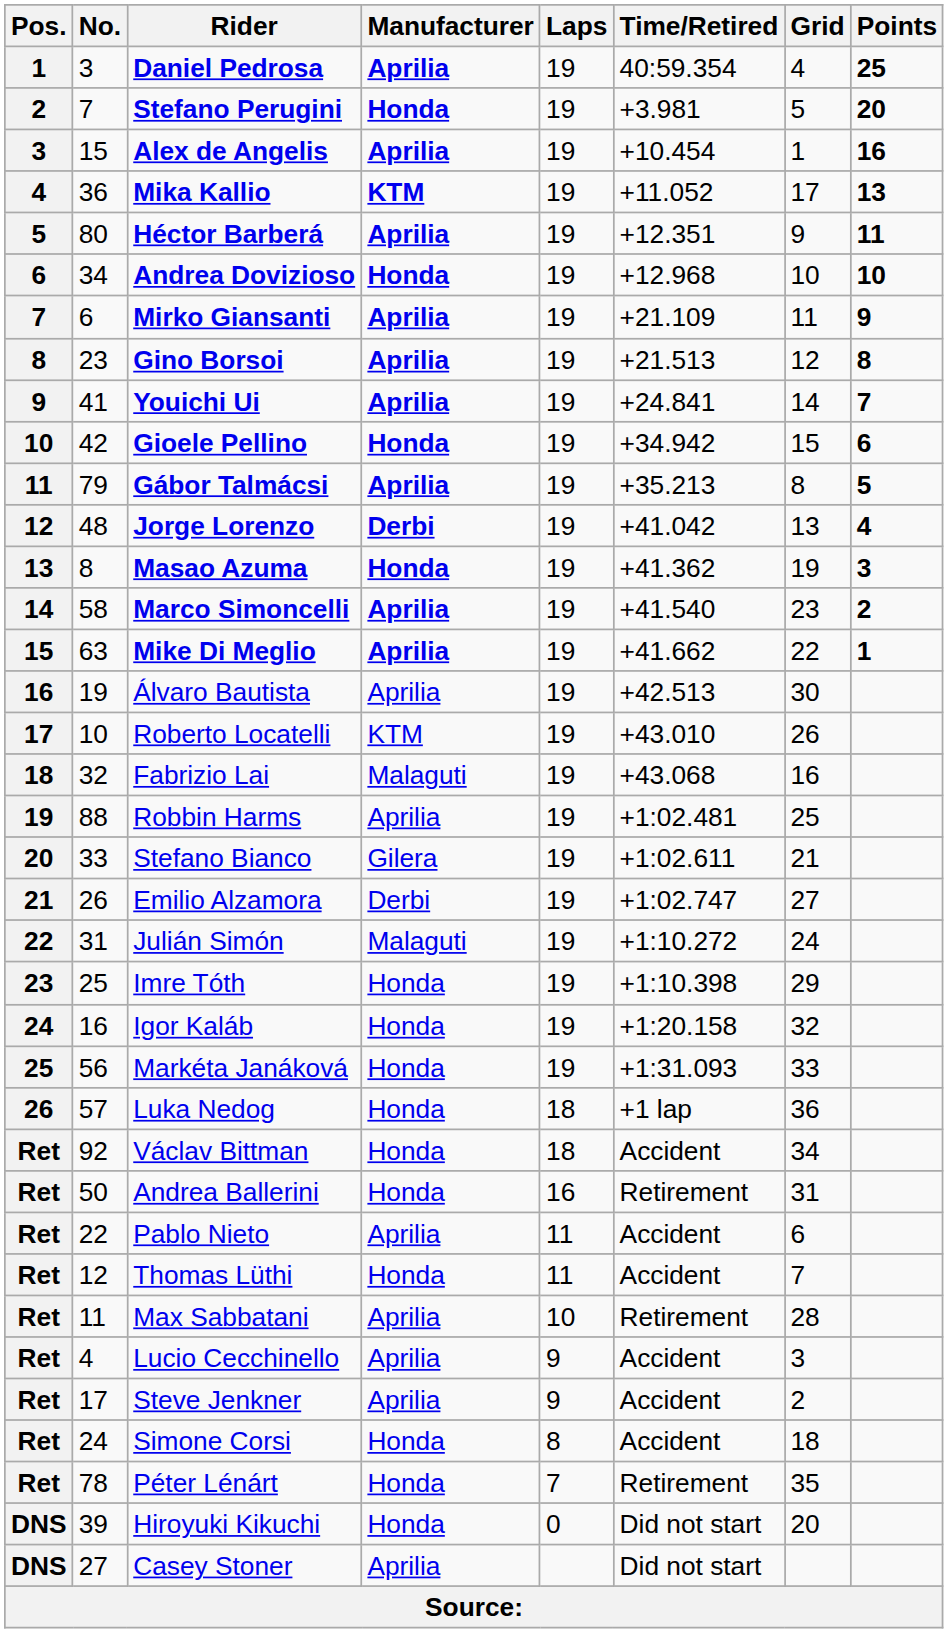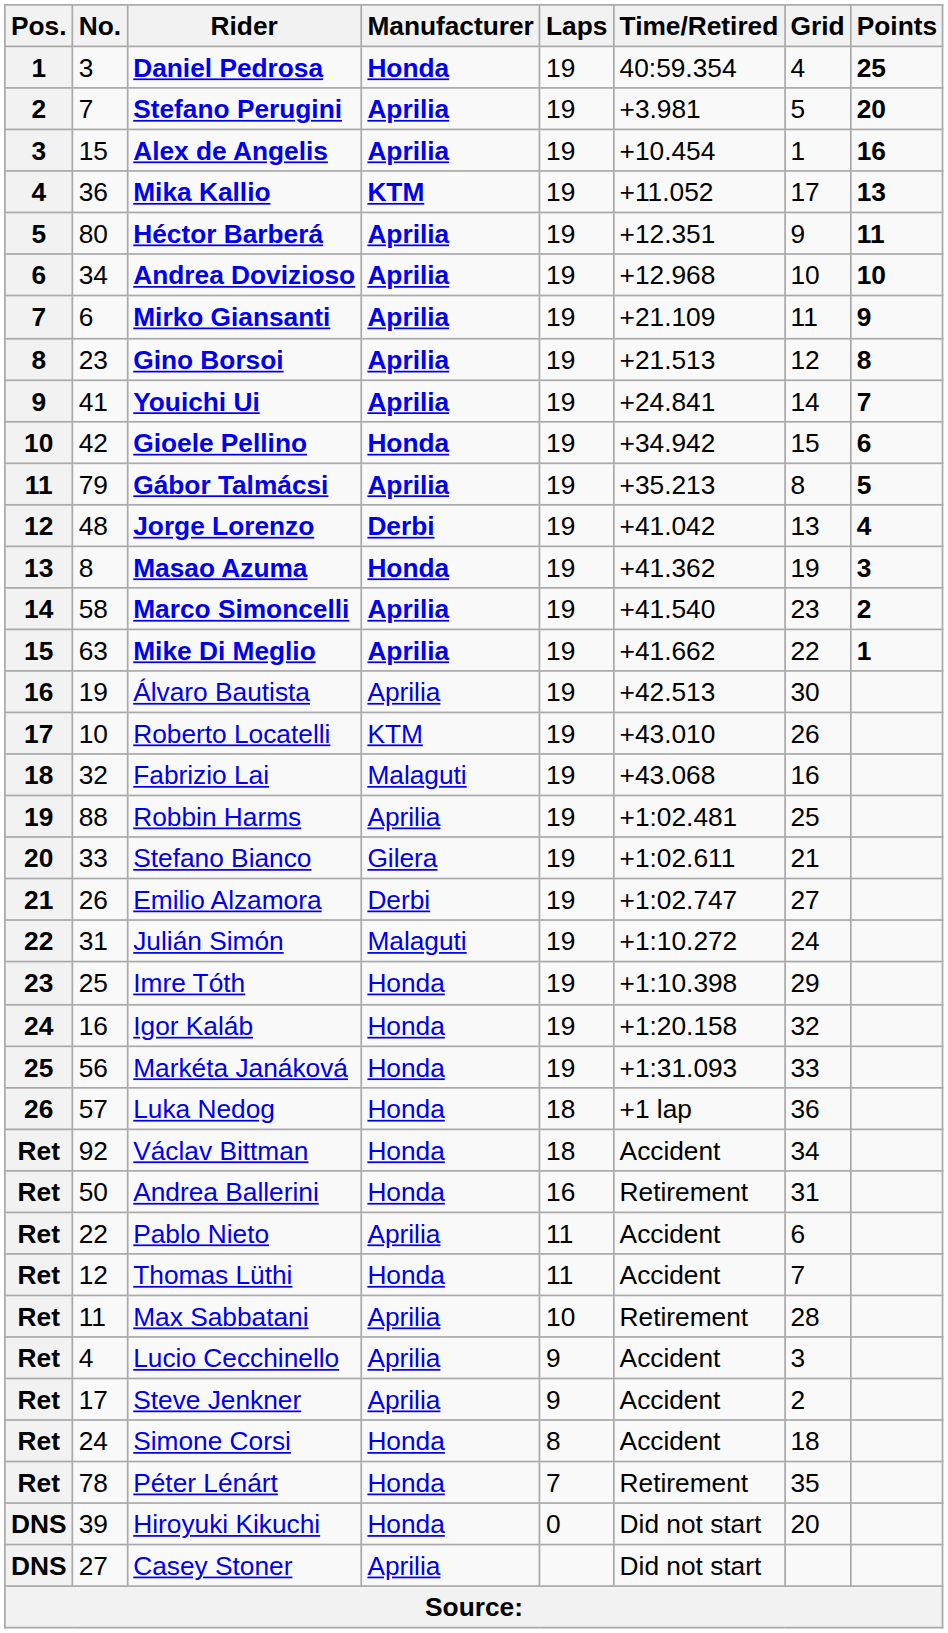(408, 67) Aprilia -> (408, 67) Honda
(408, 109) Honda -> (408, 109) Aprilia
(408, 276) Honda -> (408, 276) Aprilia
